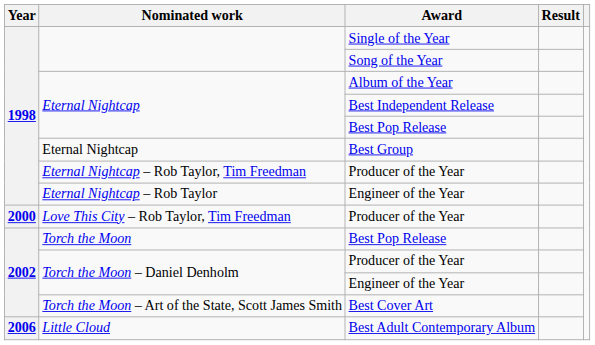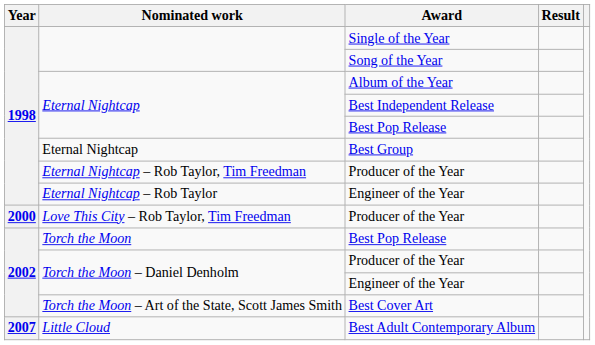(22, 328) 2006 -> (22, 328) 2007
